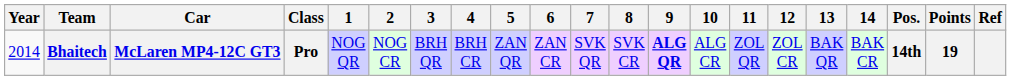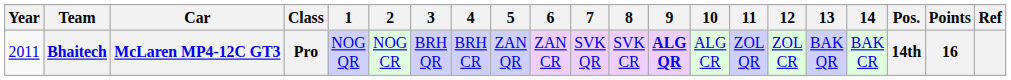(24, 52) 2014 -> (24, 52) 2011
(950, 52) 19 -> (950, 52) 16
